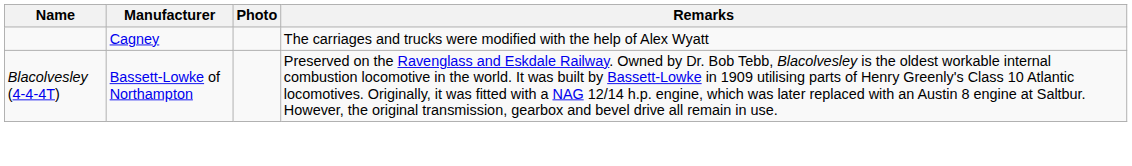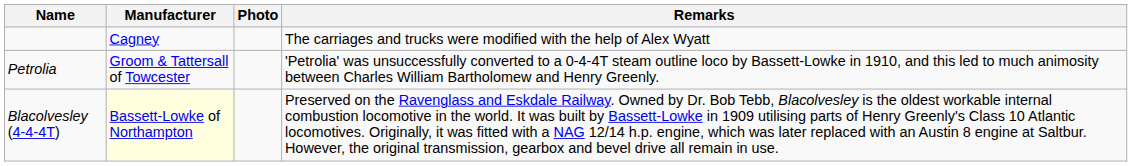+ row: (32, 69)
(165, 85) no background -> (165, 124) lightyellow background
